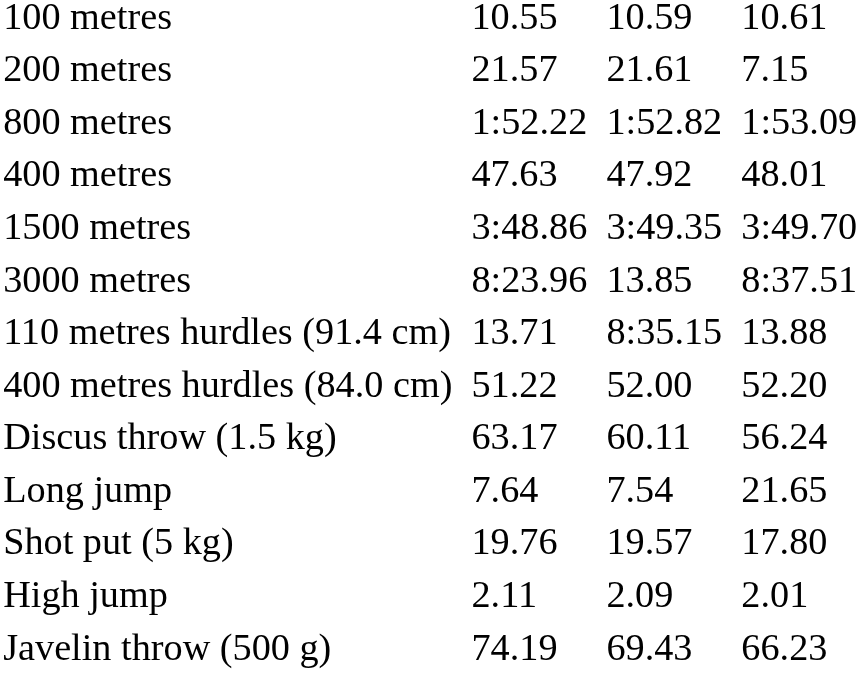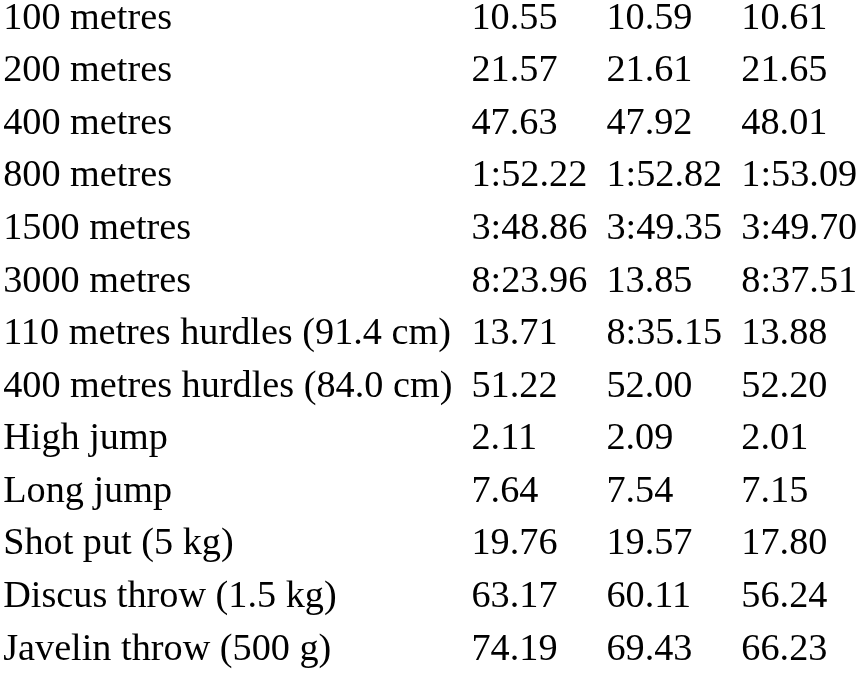(775, 68) 7.15 -> (784, 68) 21.65
rows swapped: (88, 173) <-> (88, 121)
rows swapped: (85, 594) <-> (170, 436)
(784, 489) 21.65 -> (775, 489) 7.15
